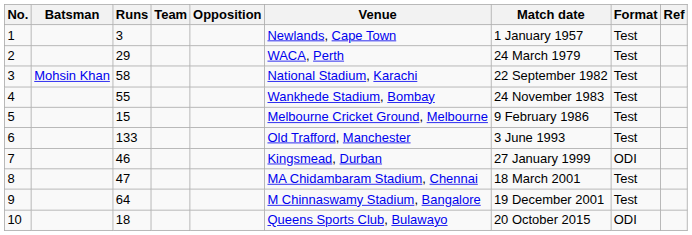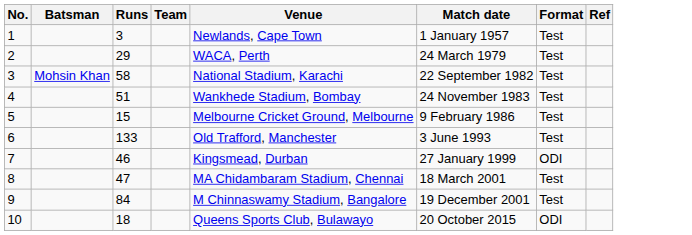- column: (227, 14)
(123, 96) 55 -> (123, 96) 51
(123, 199) 64 -> (123, 199) 84
